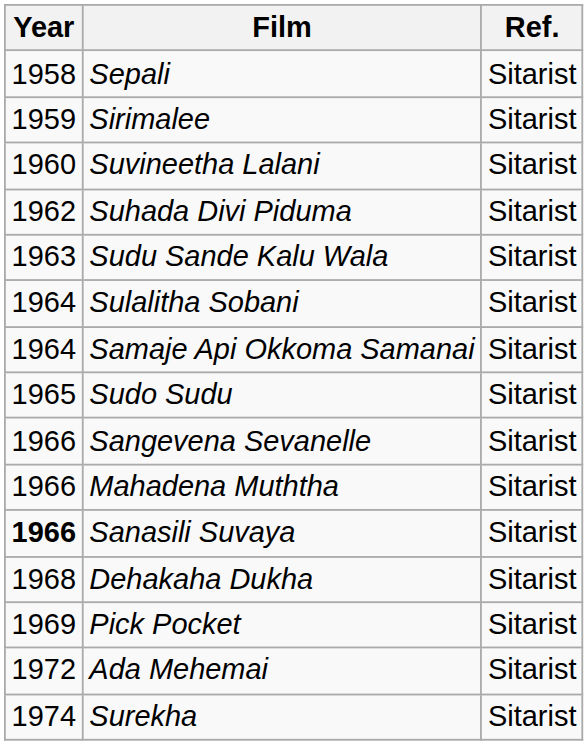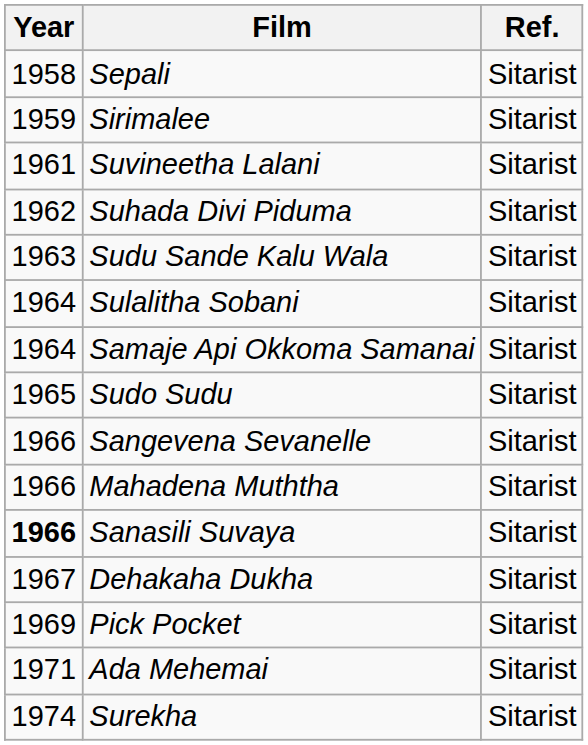(44, 165) 1960 -> (44, 165) 1961
(44, 578) 1968 -> (44, 578) 1967
(44, 670) 1972 -> (44, 670) 1971
